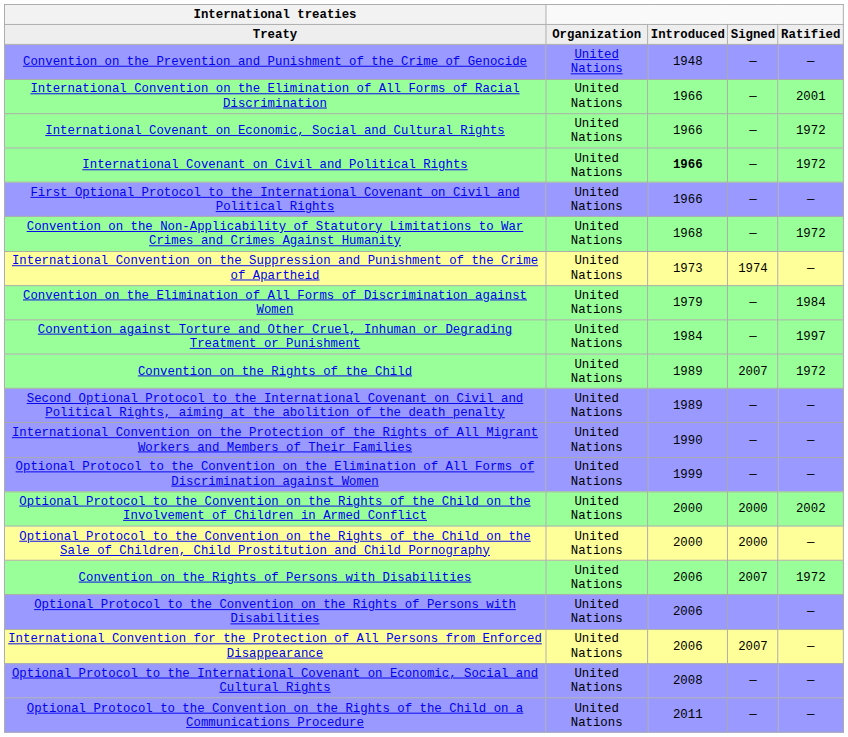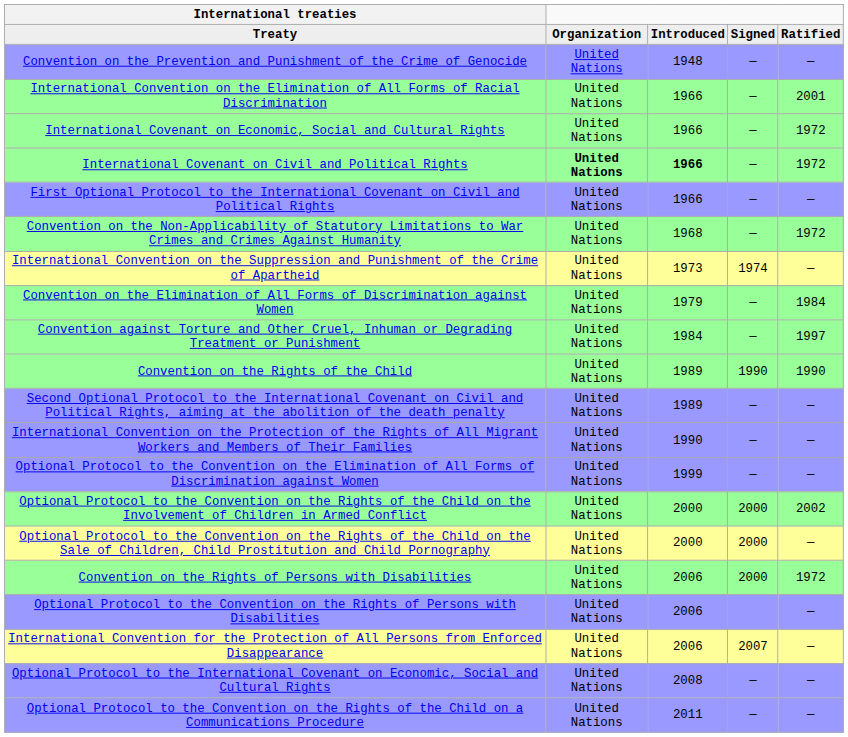(597, 165) normal -> (597, 165) bold
(753, 371) 2007 -> (753, 371) 1990
(811, 371) 1972 -> (811, 371) 1990
(753, 578) 2007 -> (753, 578) 2000
